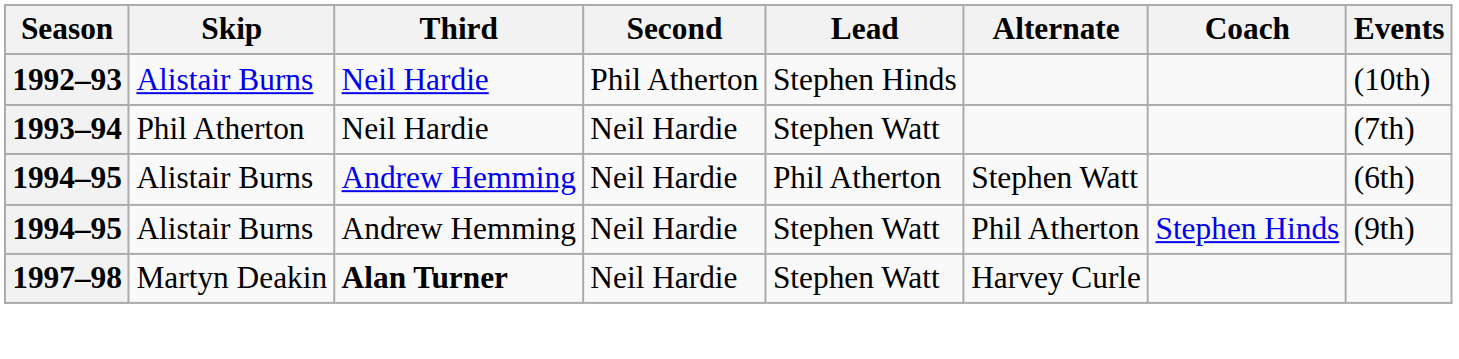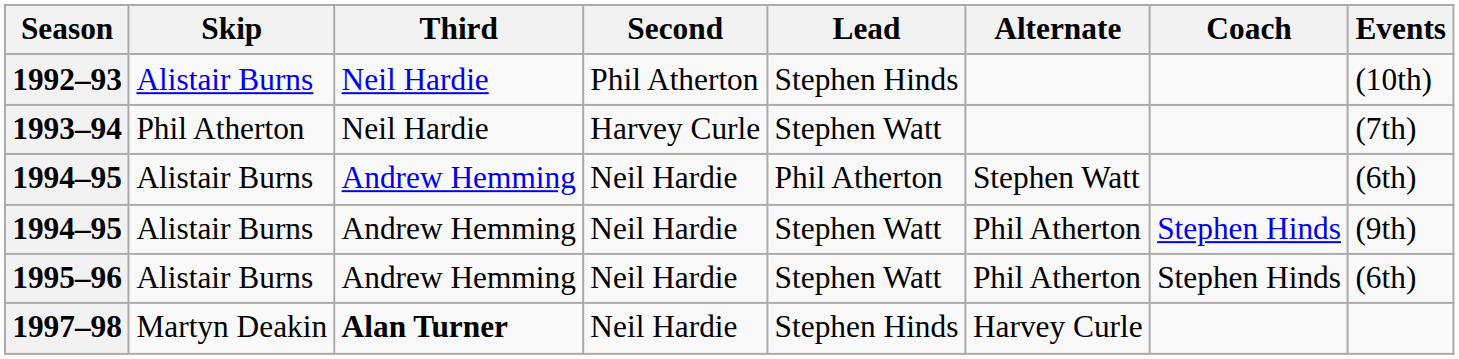(664, 128) Neil Hardie -> (675, 128) Harvey Curle
+ row: (67, 278)
(856, 278) Stephen Watt -> (867, 327) Stephen Hinds
